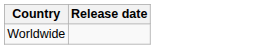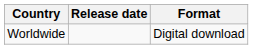+ column: (199, 14)
